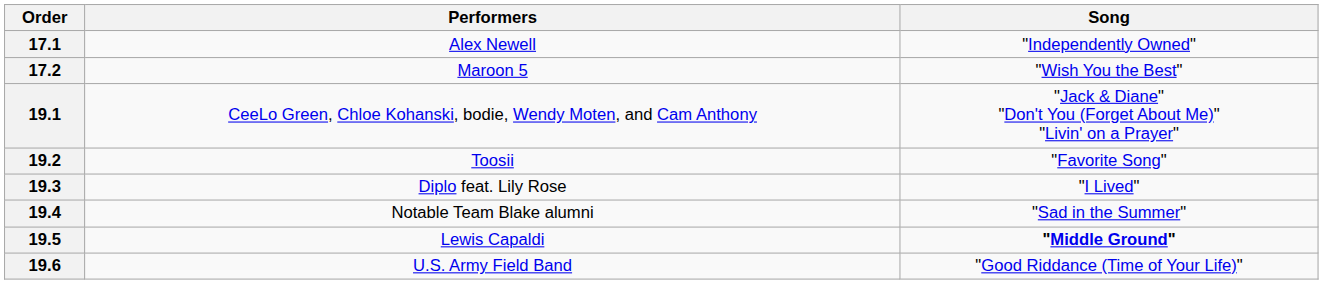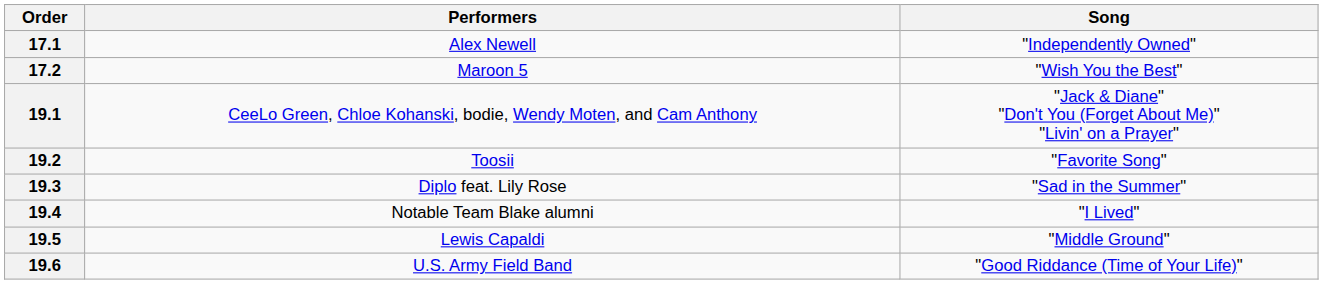(1109, 187) "I Lived" -> (1109, 187) "Sad in the Summer"
(1109, 213) "Sad in the Summer" -> (1109, 213) "I Lived"
(1109, 239) bold -> (1109, 239) normal
